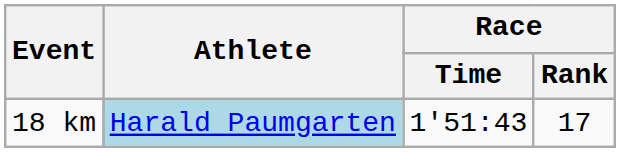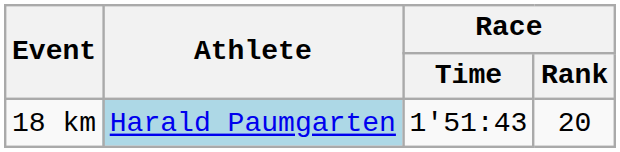(575, 123) 17 -> (575, 123) 20
